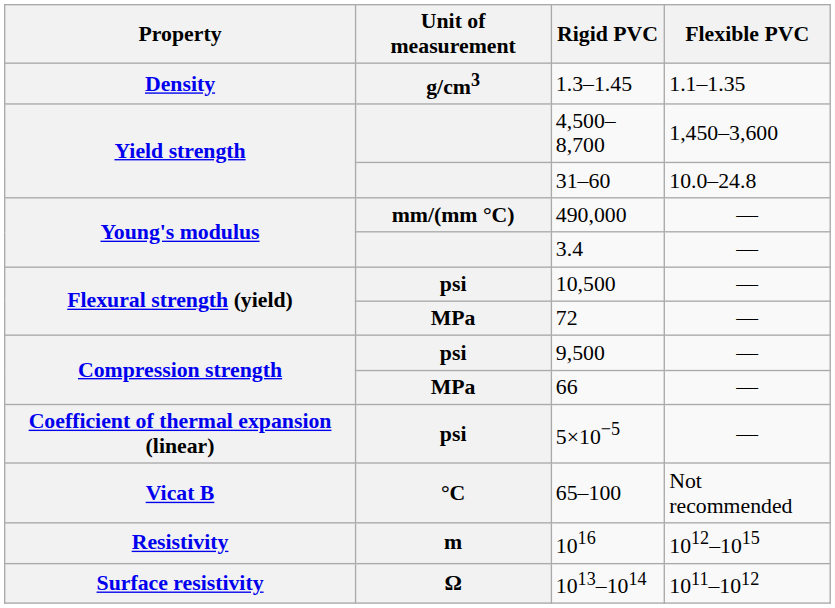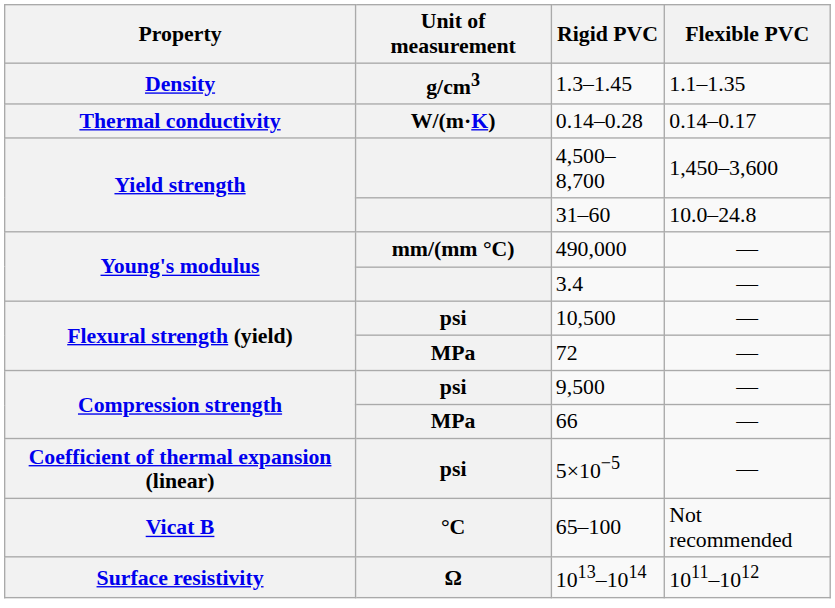+ row: (599, 121)
- row: (576, 542)
